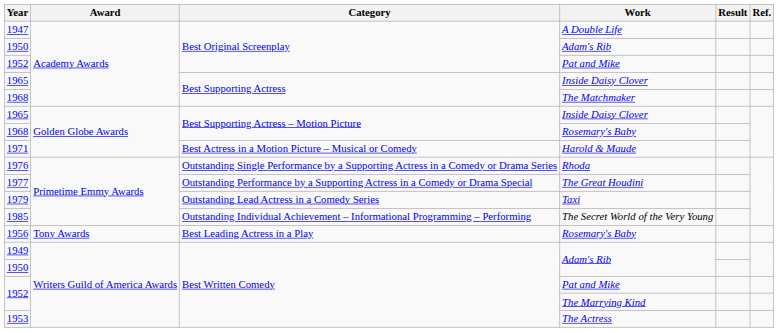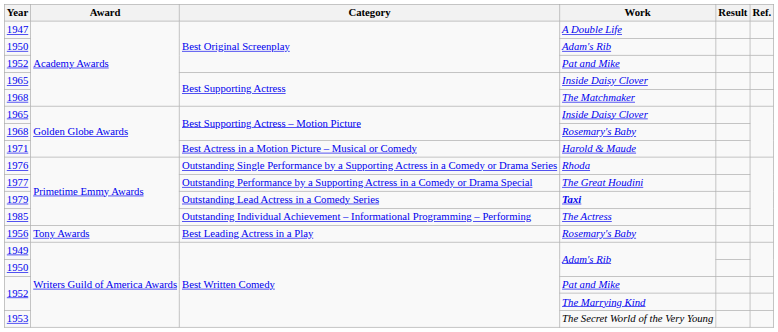(571, 200) normal -> (572, 200) bold
(638, 217) The Secret World of the Very Young -> (587, 217) The Actress
(587, 319) The Actress -> (638, 319) The Secret World of the Very Young
